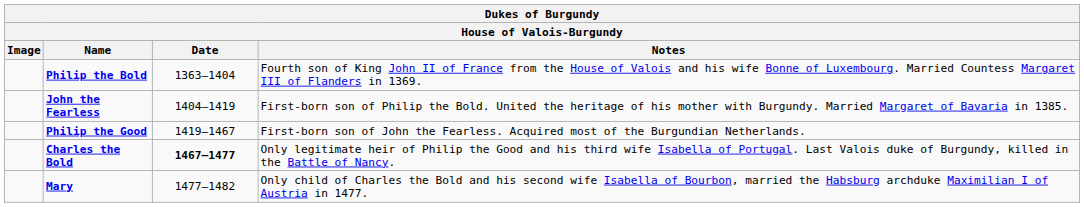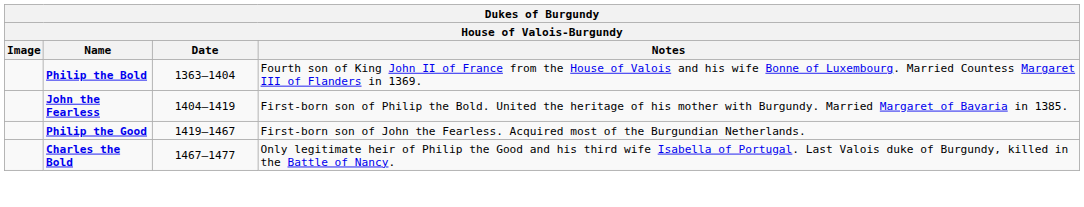(205, 155) bold -> (205, 155) normal
- row: (60, 186)
